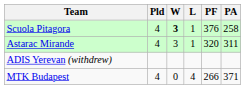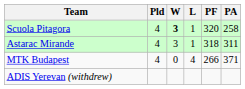(211, 28) 376 -> (211, 28) 320
(211, 44) 320 -> (211, 44) 318
rows swapped: (38, 76) <-> (59, 60)
